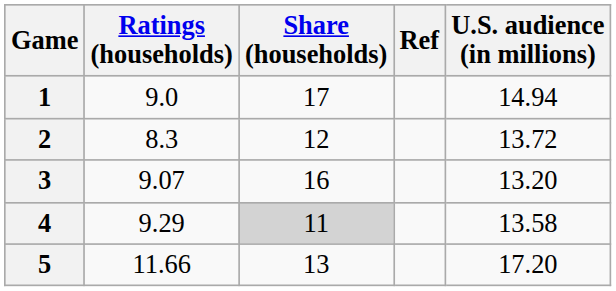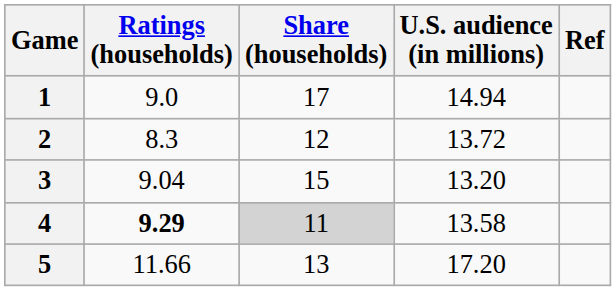columns swapped: (528, 40) <-> (419, 40)
(162, 180) 9.07 -> (162, 180) 9.04
(316, 180) 16 -> (316, 180) 15
(162, 222) normal -> (162, 222) bold
